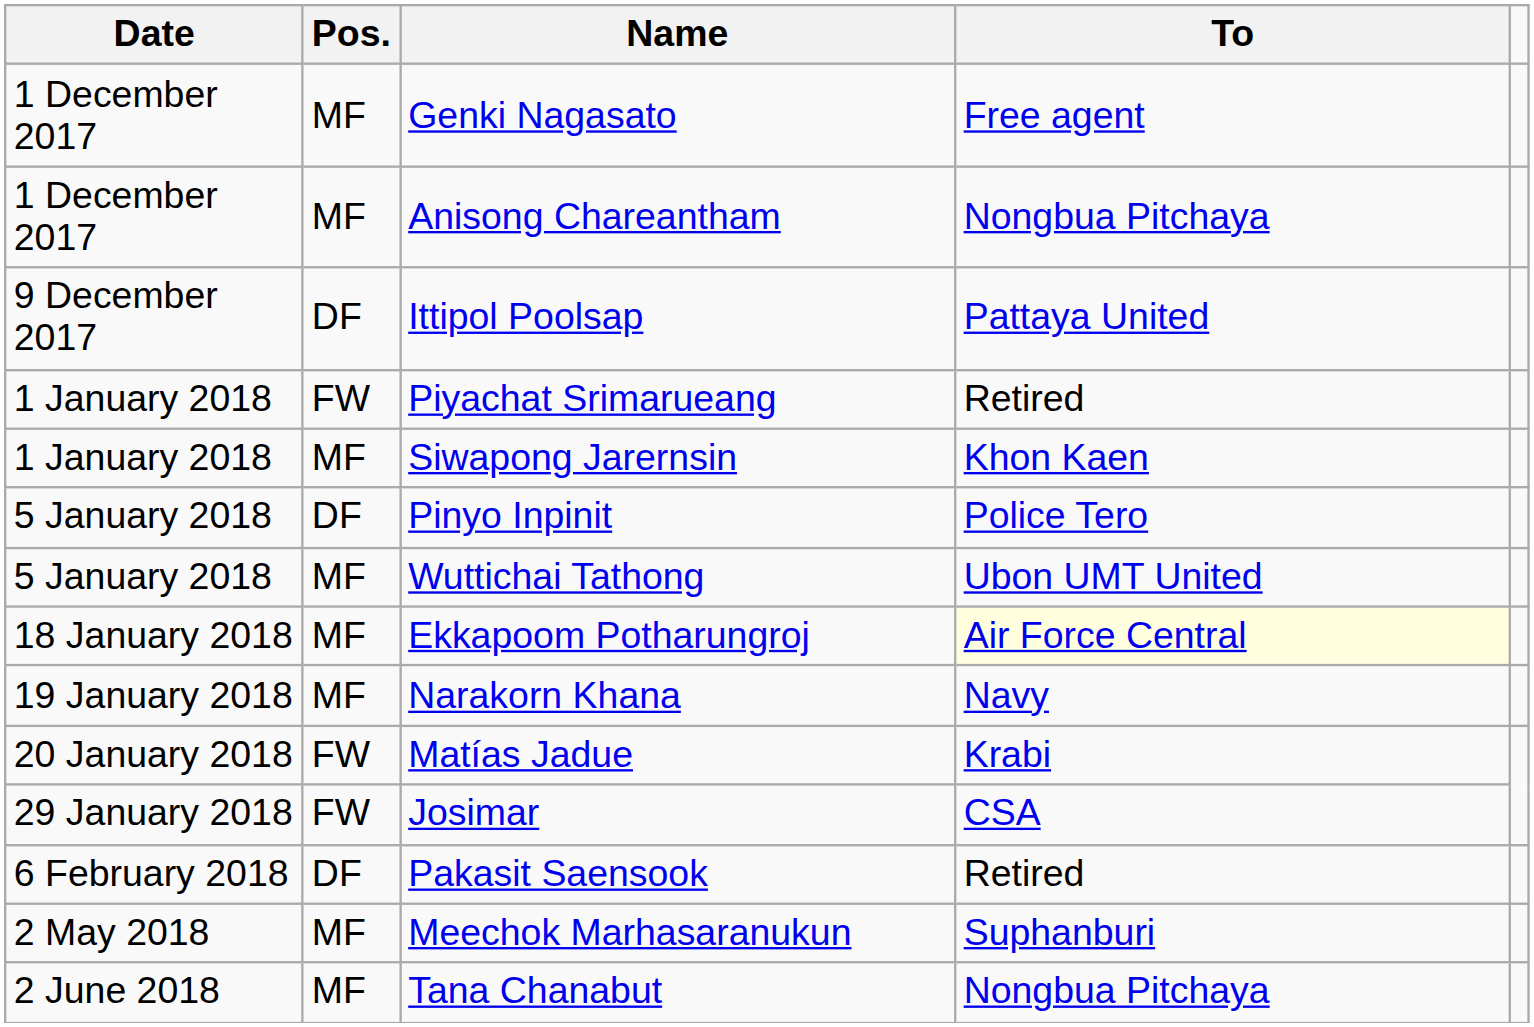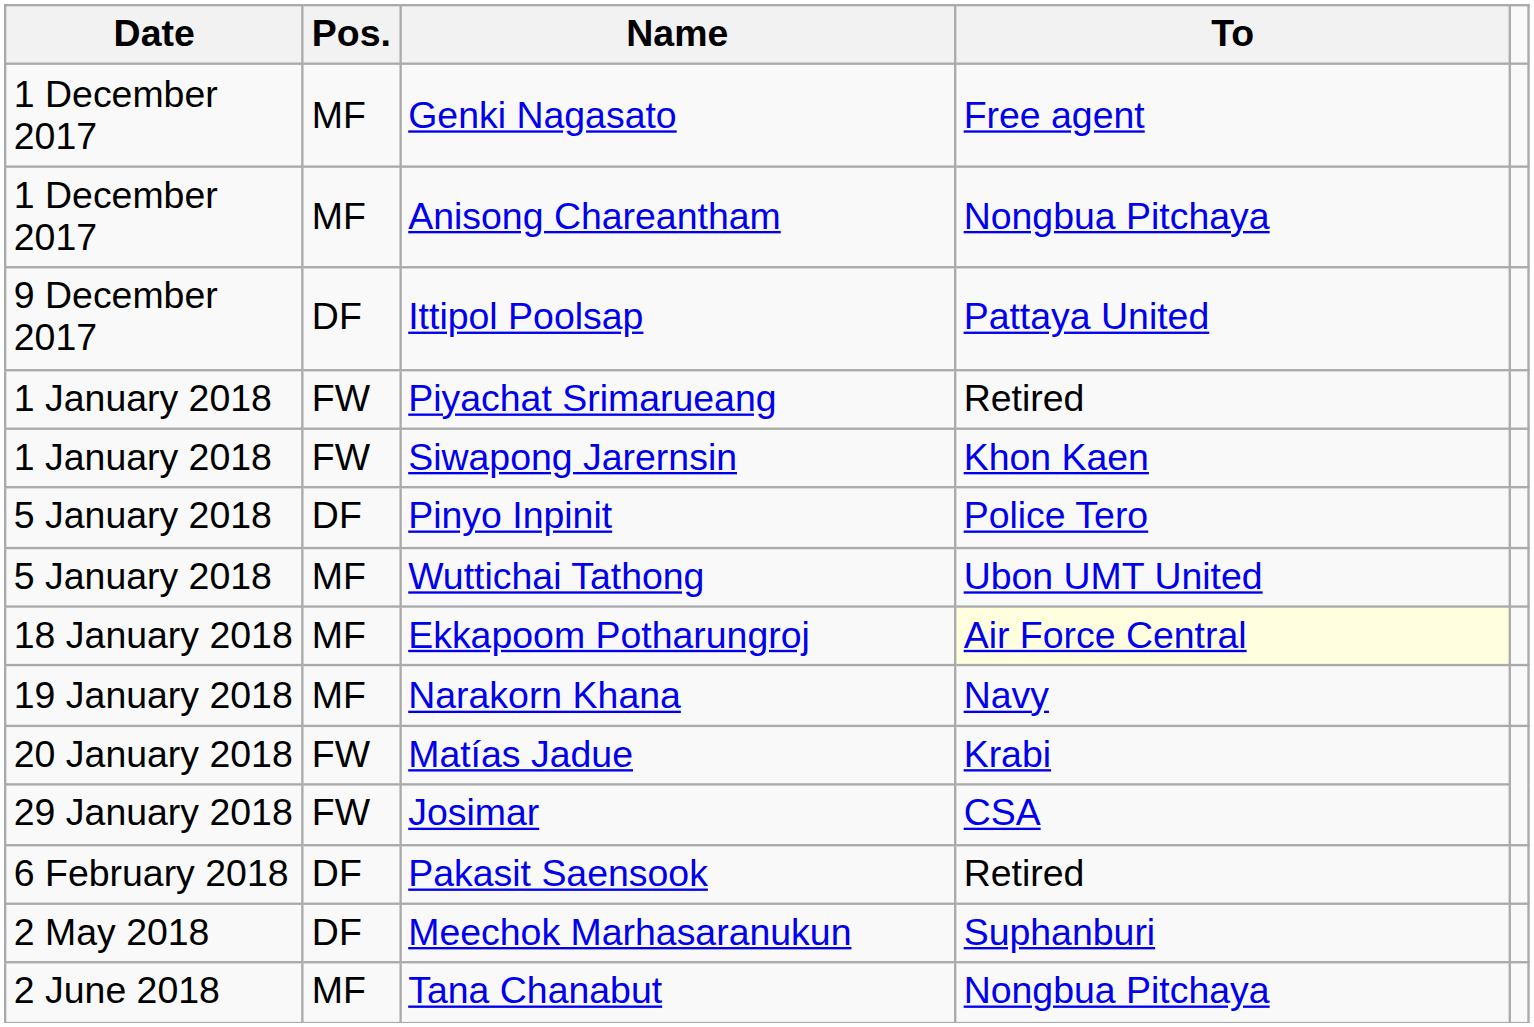(339, 457) MF -> (341, 457) FW
(339, 932) MF -> (337, 932) DF
